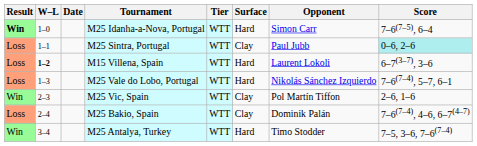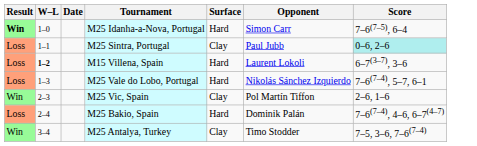- column: (220, 12)
(244, 114) Clay -> (219, 114) Hard
(245, 132) Hard -> (218, 132) Clay
